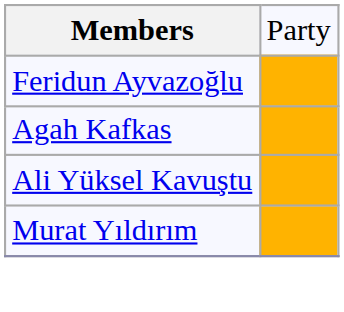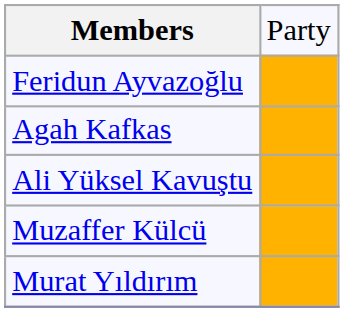+ row: (109, 230)
